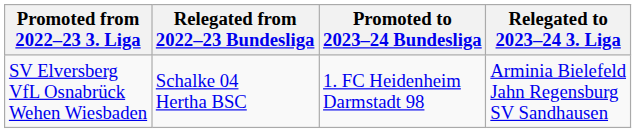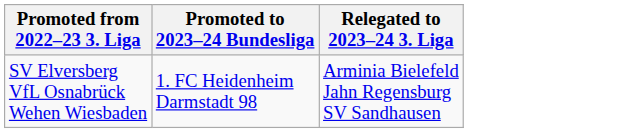- column: (235, 29)
